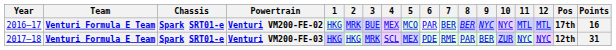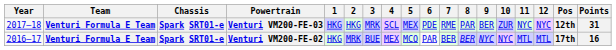rows swapped: (275, 25) <-> (275, 39)
